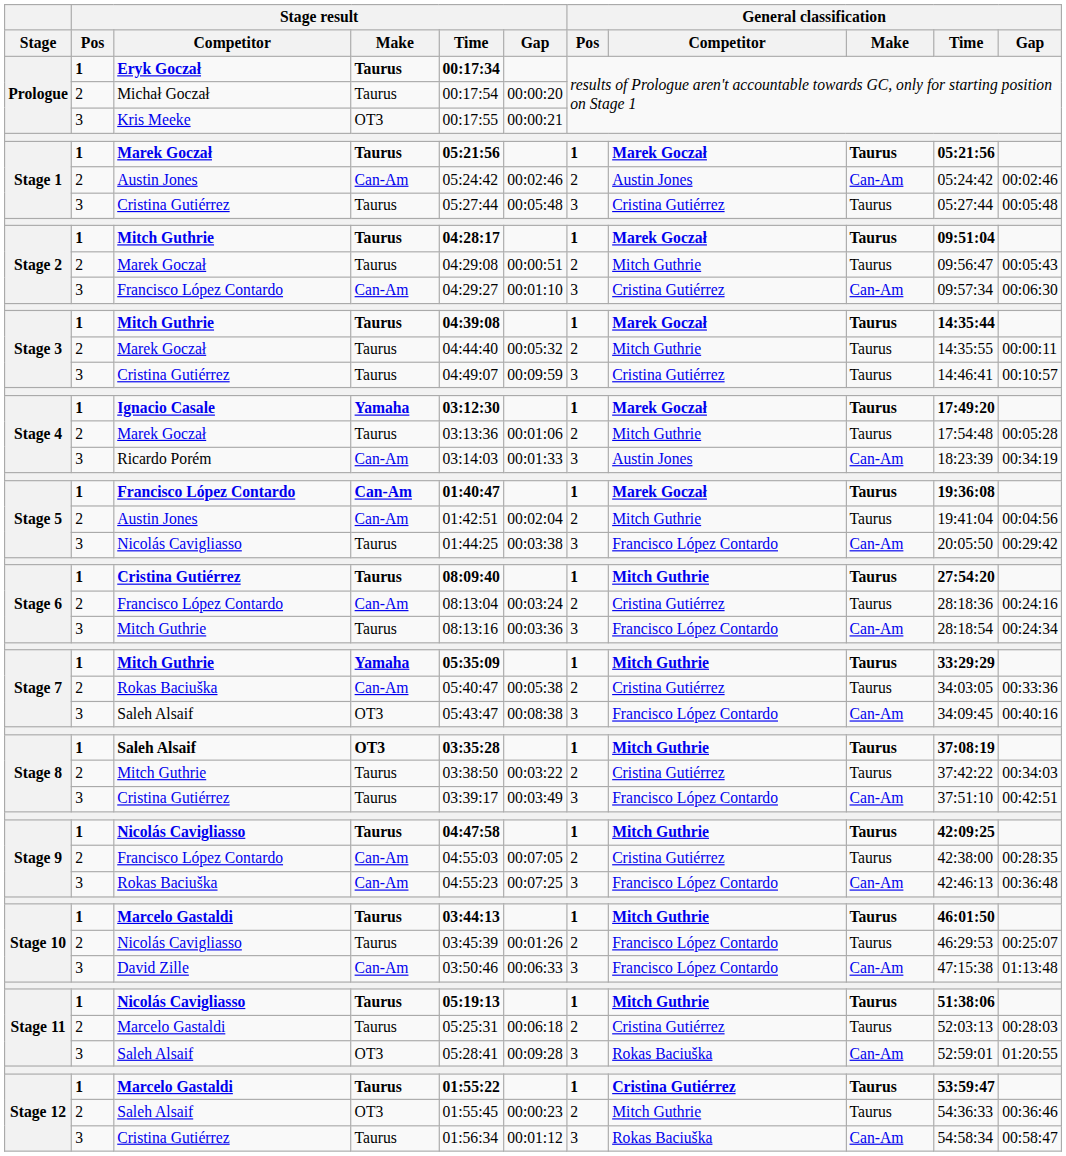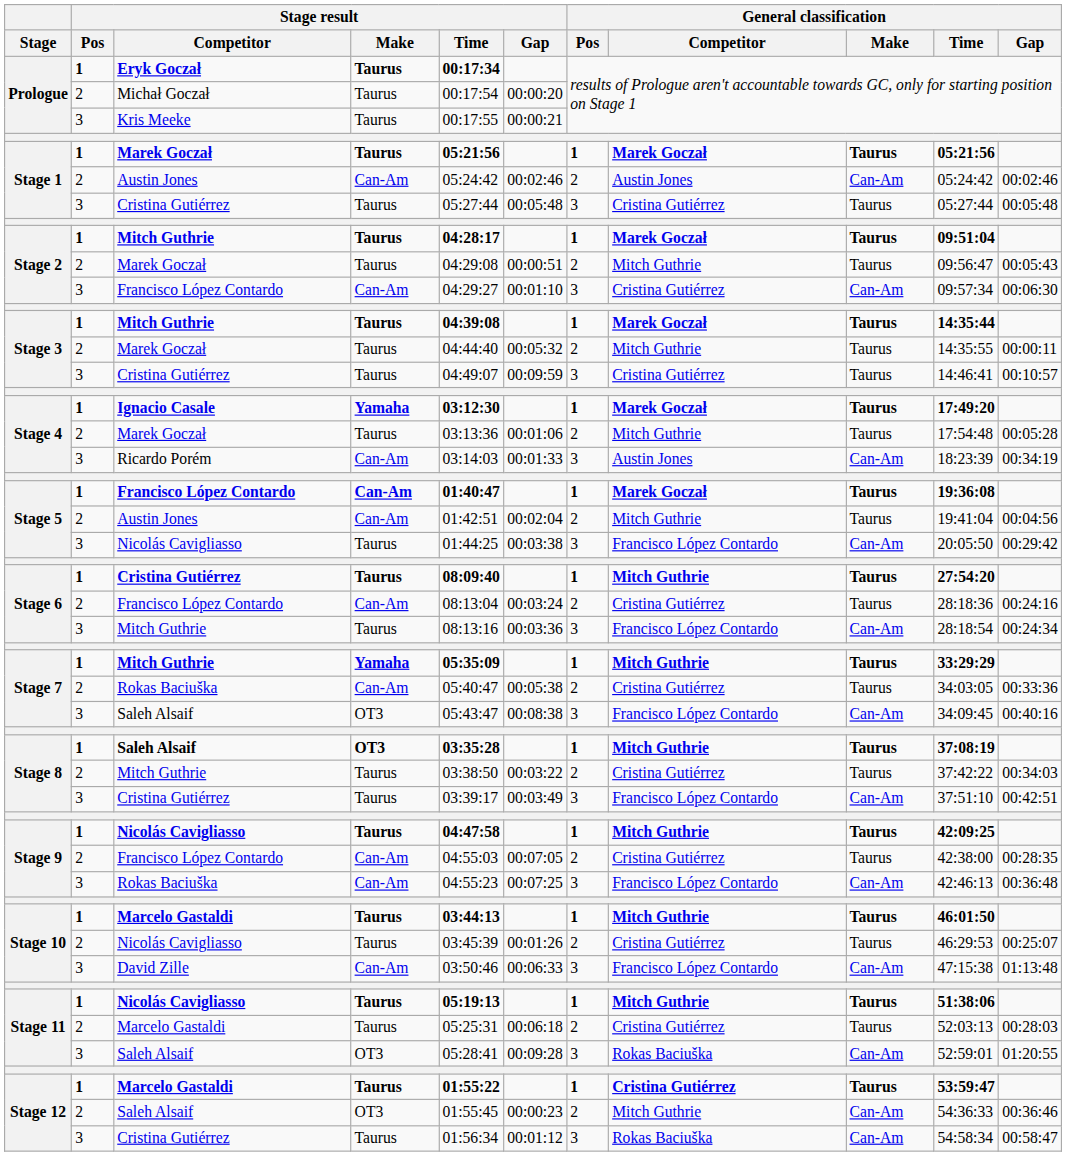(369, 120) OT3 -> (376, 120) Taurus
(695, 942) Francisco López Contardo -> (668, 942) Cristina Gutiérrez
(871, 1112) Taurus -> (876, 1112) Can-Am
